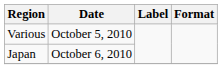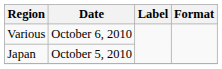(92, 34) October 5, 2010 -> (92, 34) October 6, 2010
(92, 53) October 6, 2010 -> (92, 53) October 5, 2010
